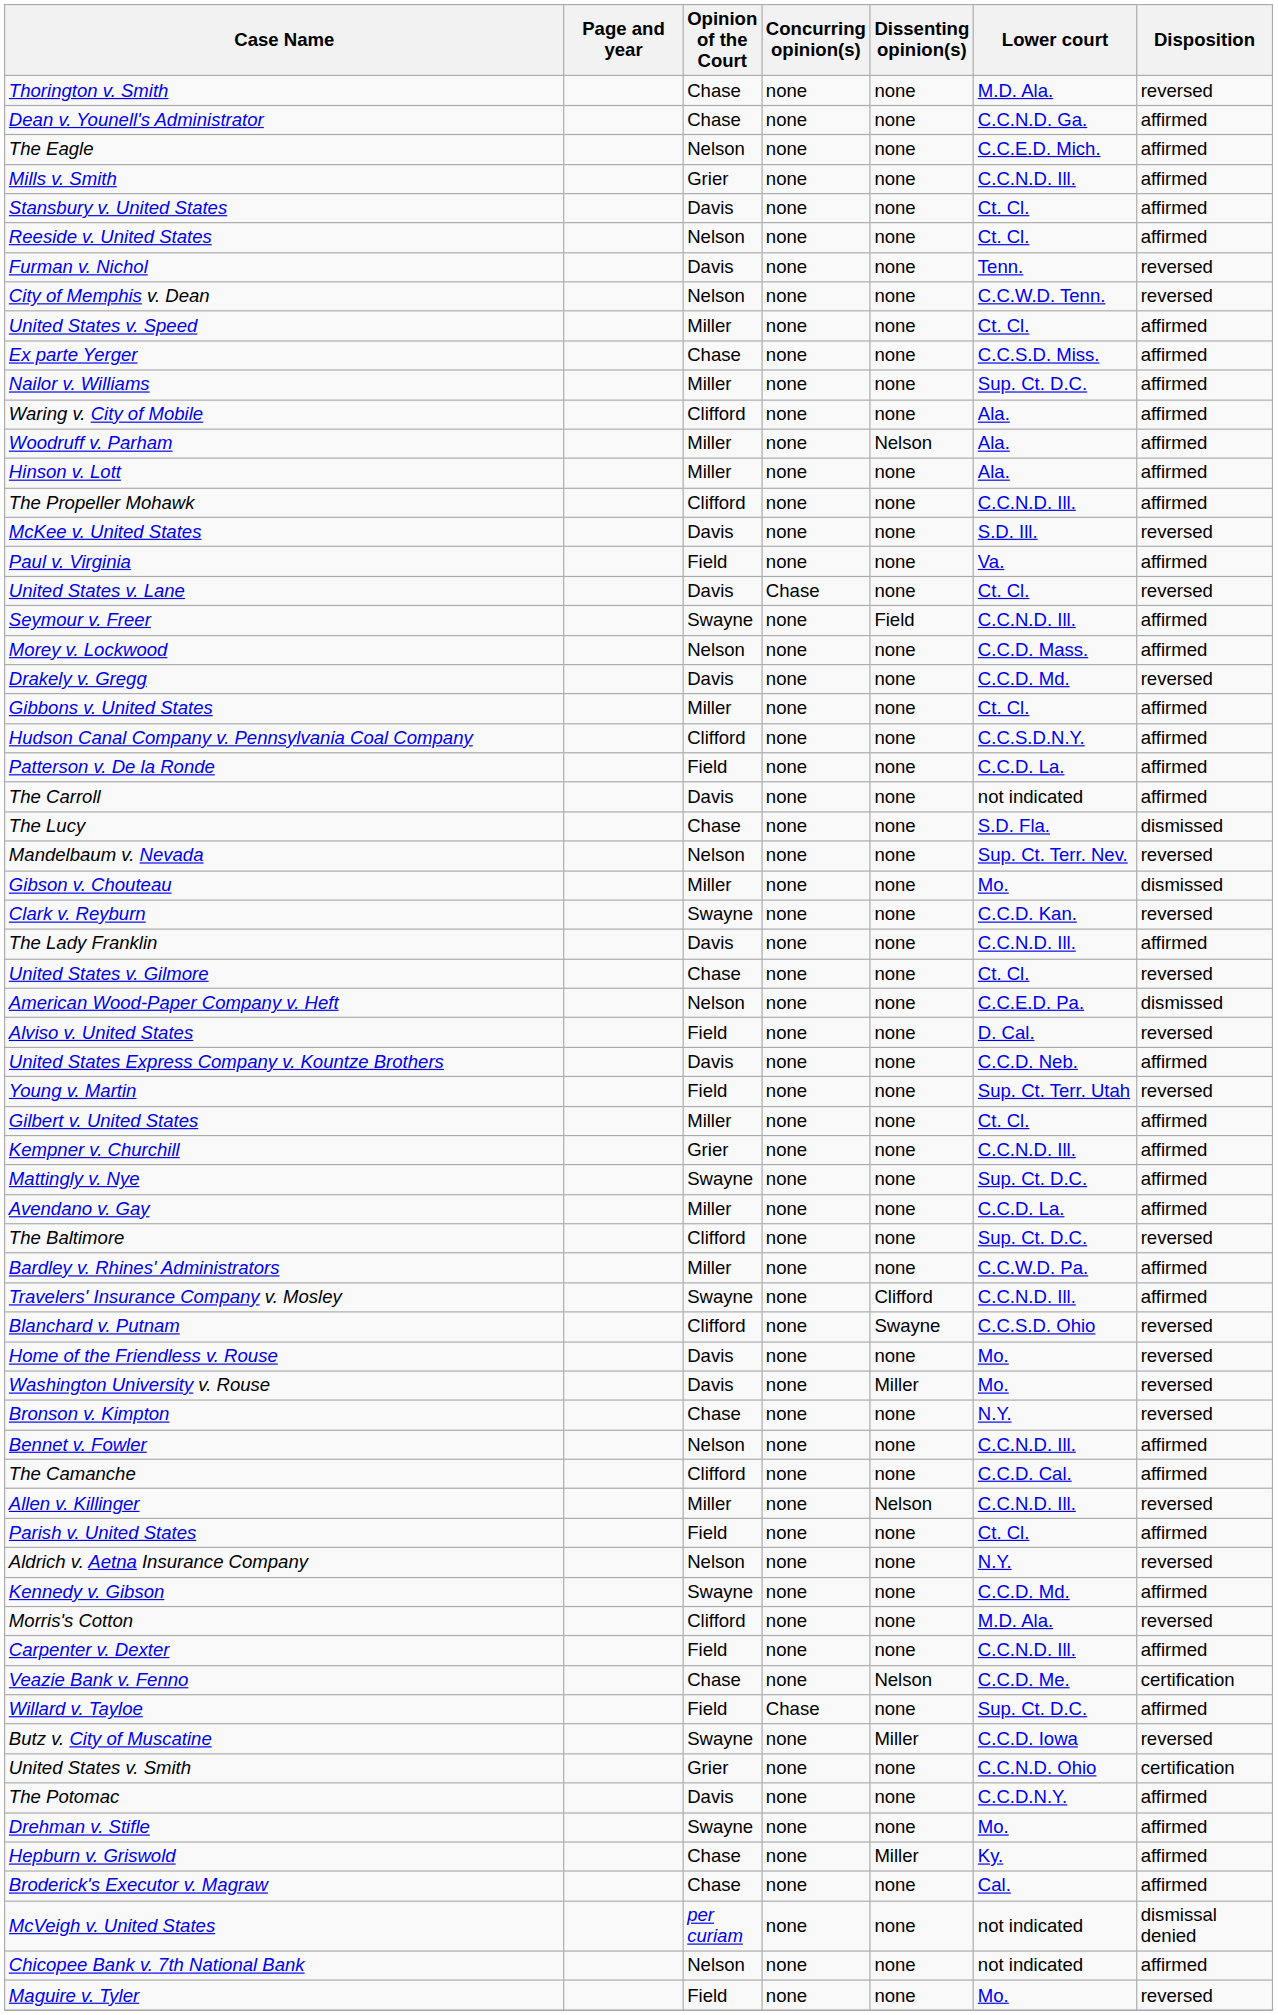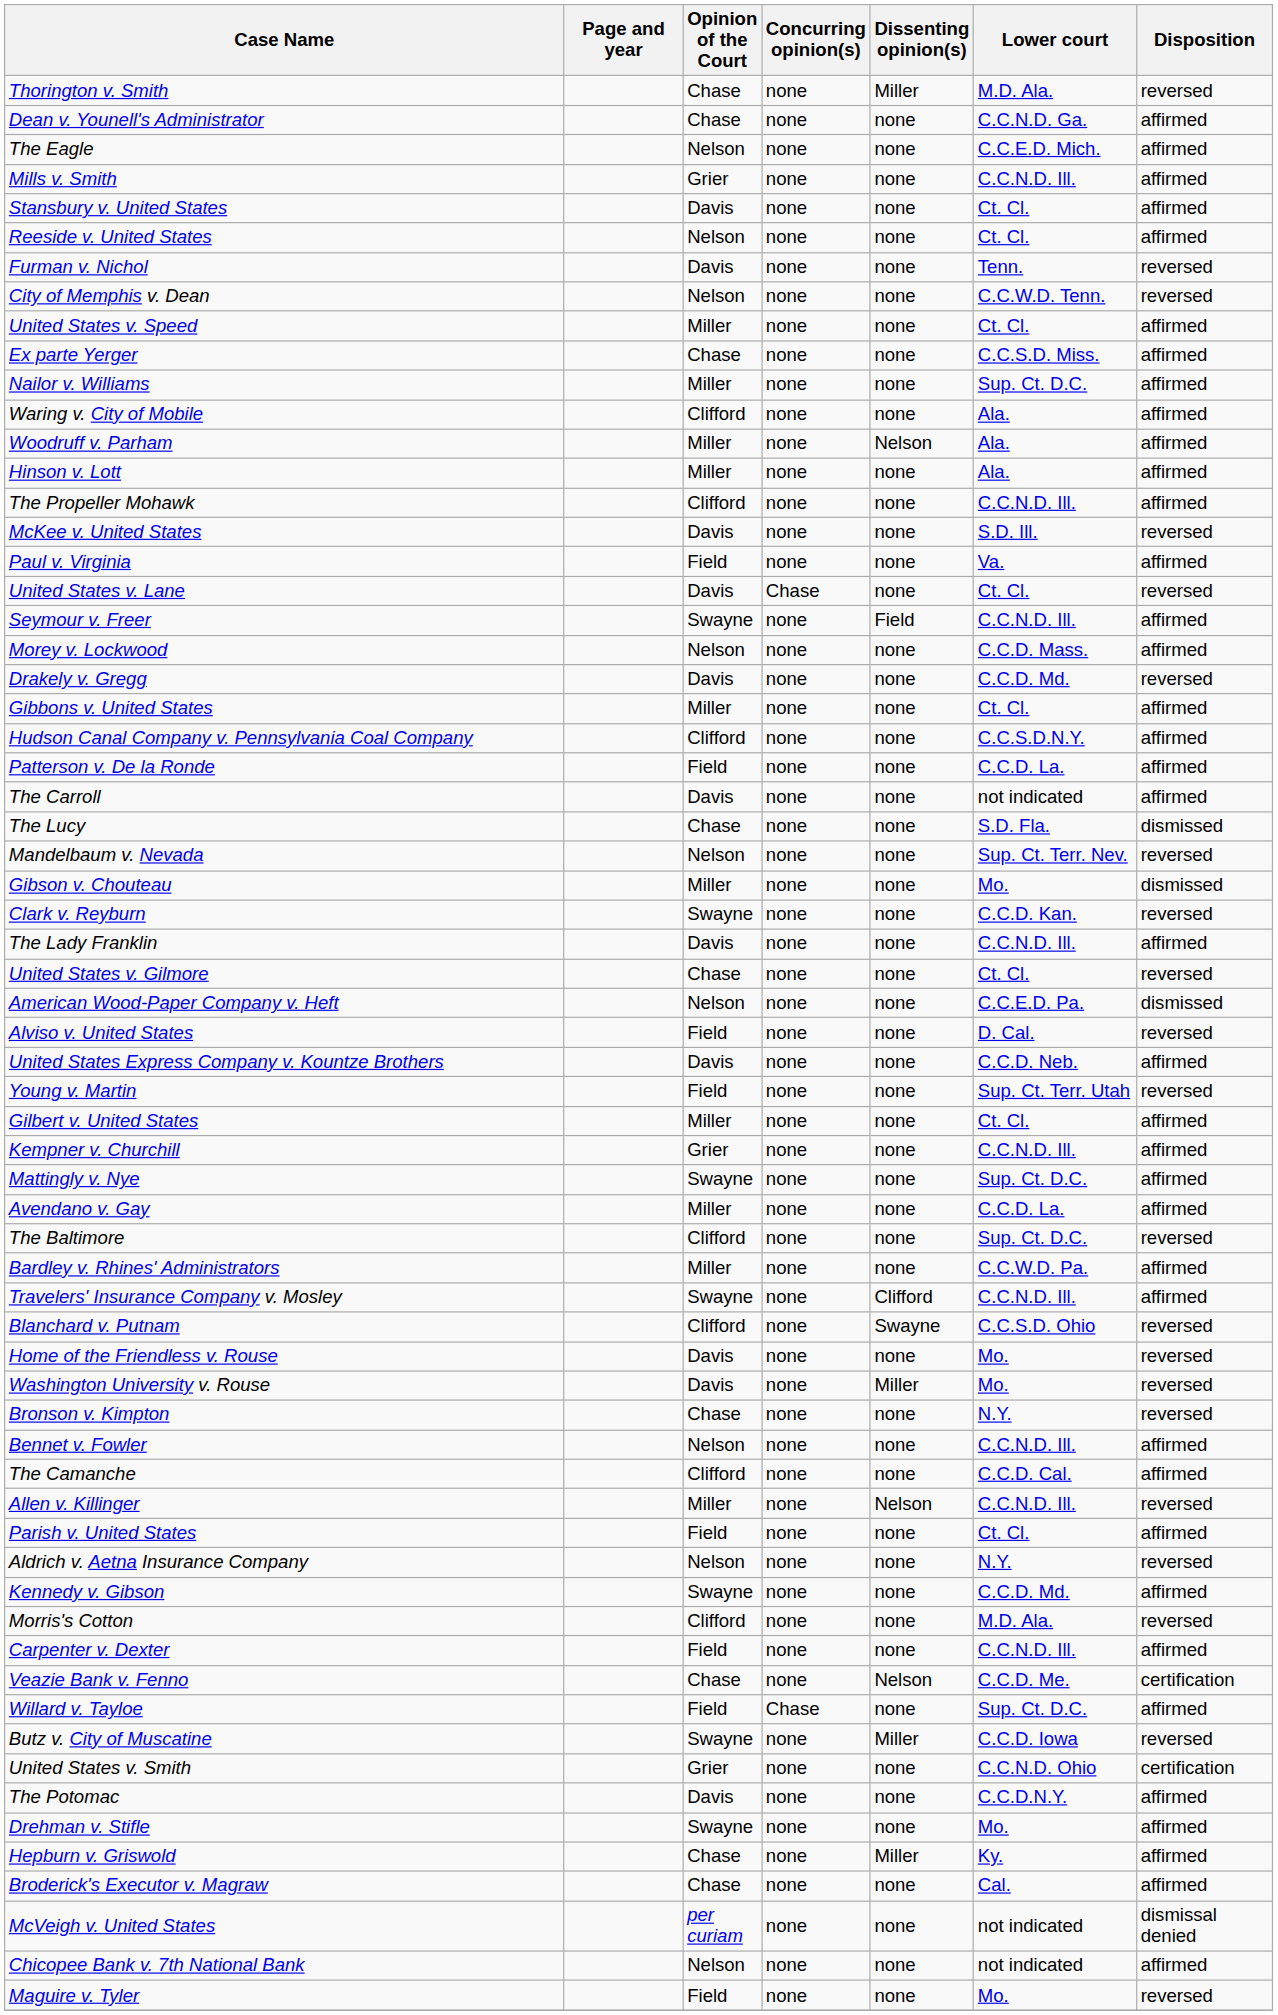(895, 90) none -> (897, 90) Miller
